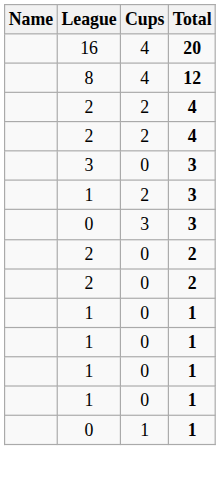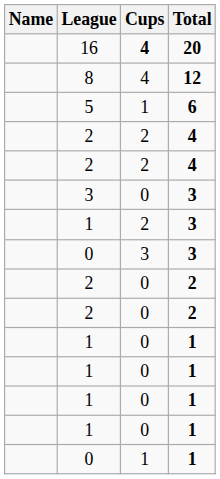(145, 48) normal -> (145, 48) bold
+ row: (89, 107)
